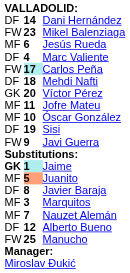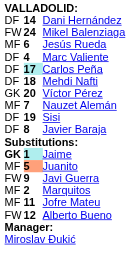(30, 32) 23 -> (30, 32) 24
(13, 69) FW -> (12, 69) DF
rows swapped: (80, 215) <-> (71, 105)
- row: (82, 118)
rows swapped: (71, 142) <-> (74, 190)
(27, 203) 3 -> (27, 190) 2
(12, 227) DF -> (13, 215) FW
- row: (65, 239)
